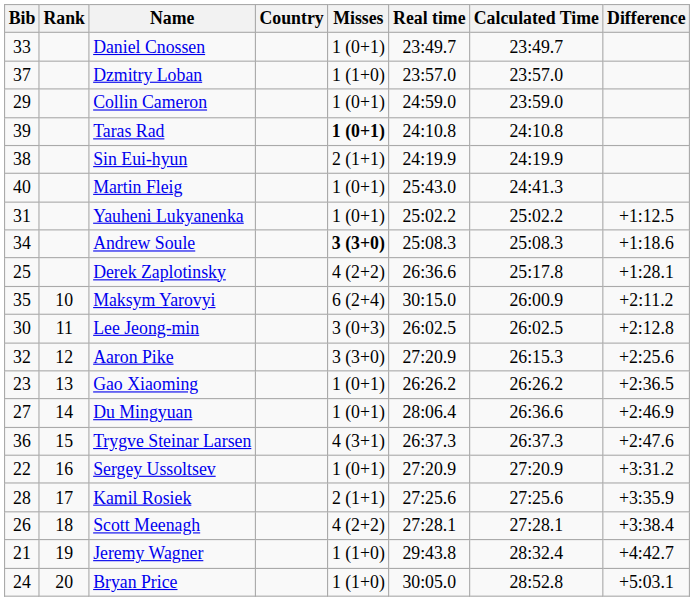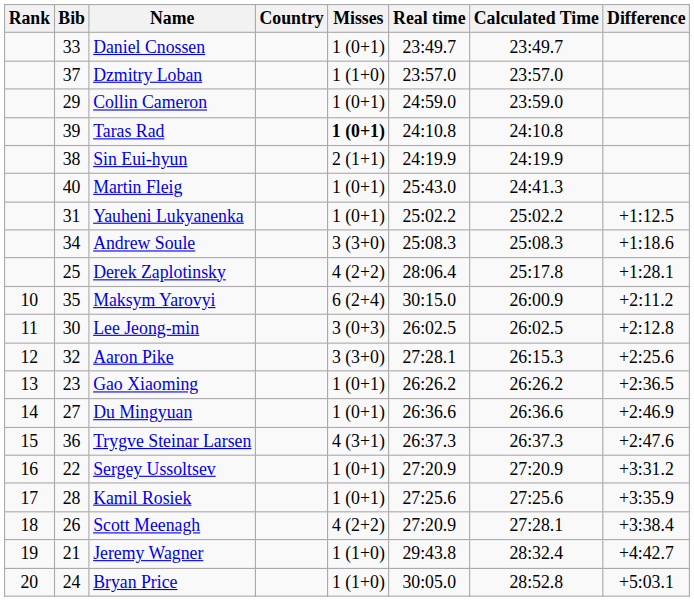columns swapped: (64, 18) <-> (22, 18)
(358, 243) bold -> (358, 243) normal
(429, 272) 26:36.6 -> (429, 272) 28:06.4
(429, 356) 27:20.9 -> (429, 356) 27:28.1
(429, 412) 28:06.4 -> (429, 412) 26:36.6
(358, 497) 2 (1+1) -> (358, 497) 1 (0+1)
(429, 525) 27:28.1 -> (429, 525) 27:20.9
